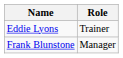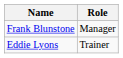rows swapped: (41, 45) <-> (32, 28)
